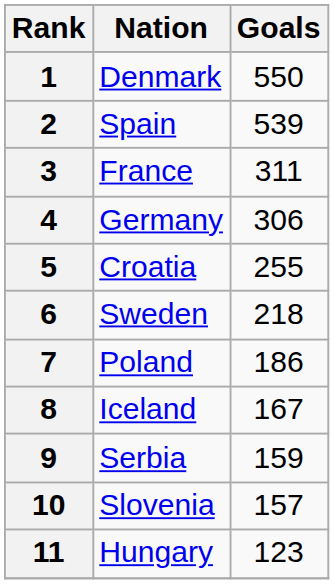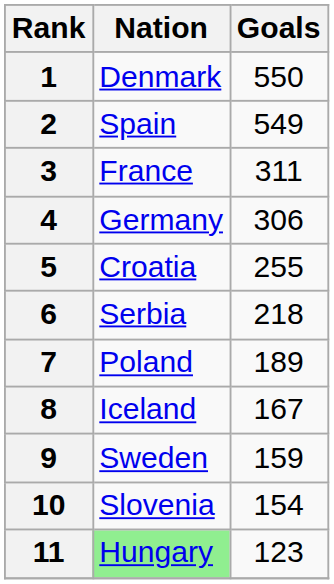(279, 123) 539 -> (279, 123) 549
(154, 314) Sweden -> (143, 314) Serbia
(279, 362) 186 -> (279, 362) 189
(143, 457) Serbia -> (154, 457) Sweden
(279, 505) 157 -> (279, 505) 154
(156, 553) no background -> (156, 553) lightgreen background
